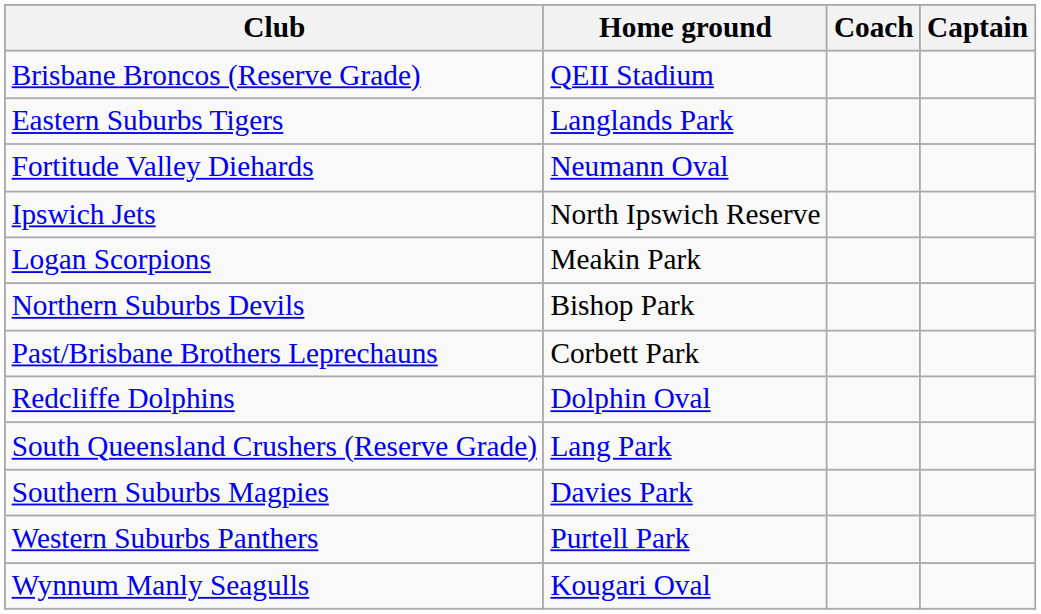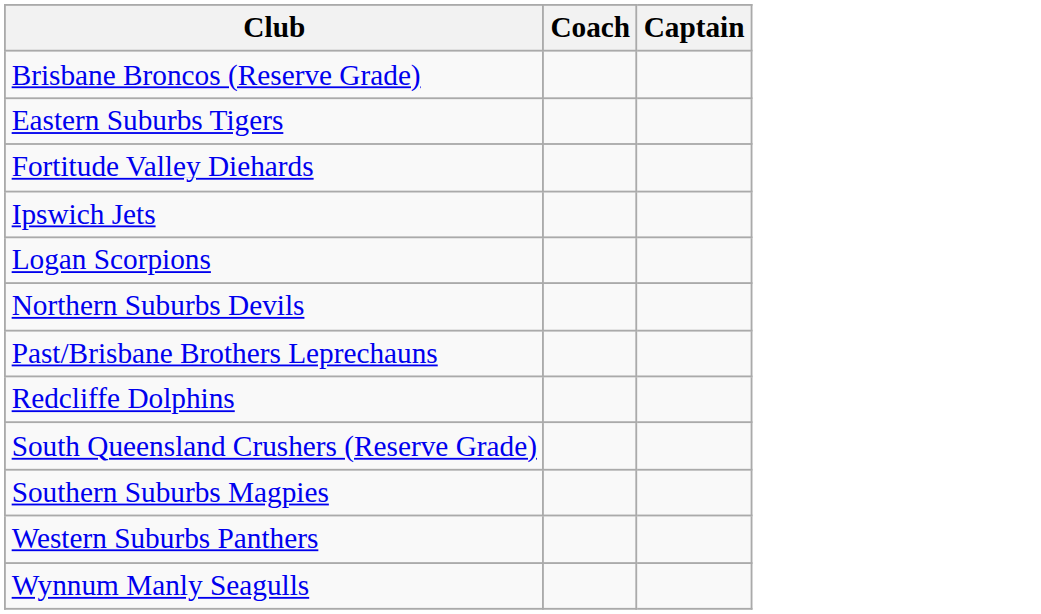- column: (685, 27)
